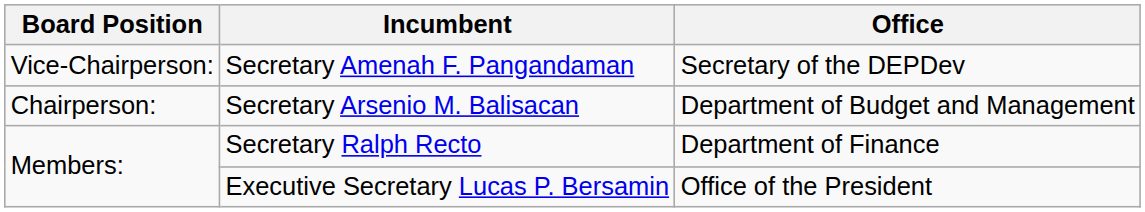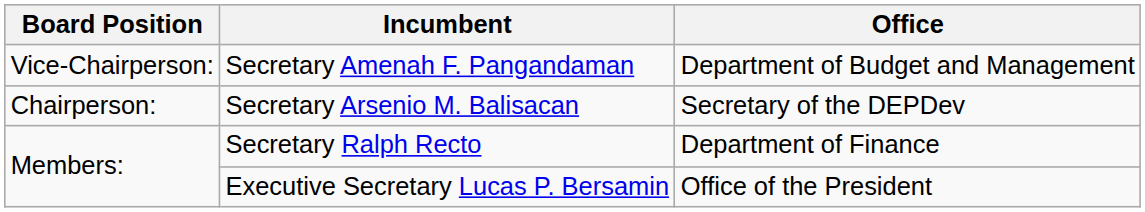(823, 65) Secretary of the DEPDev -> (908, 65) Department of Budget and Management
(908, 105) Department of Budget and Management -> (823, 105) Secretary of the DEPDev
